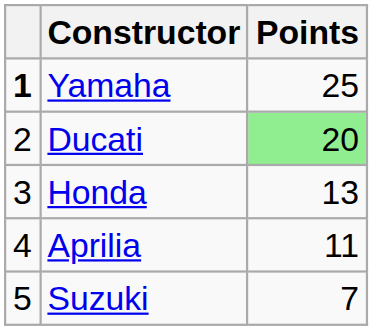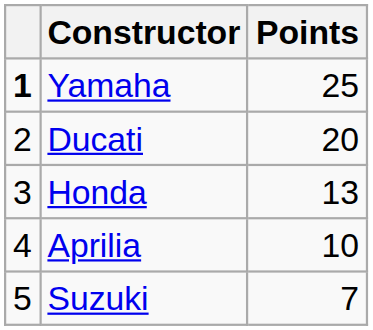(340, 139) lightgreen background -> (340, 139) no background
(342, 246) 11 -> (340, 246) 10
